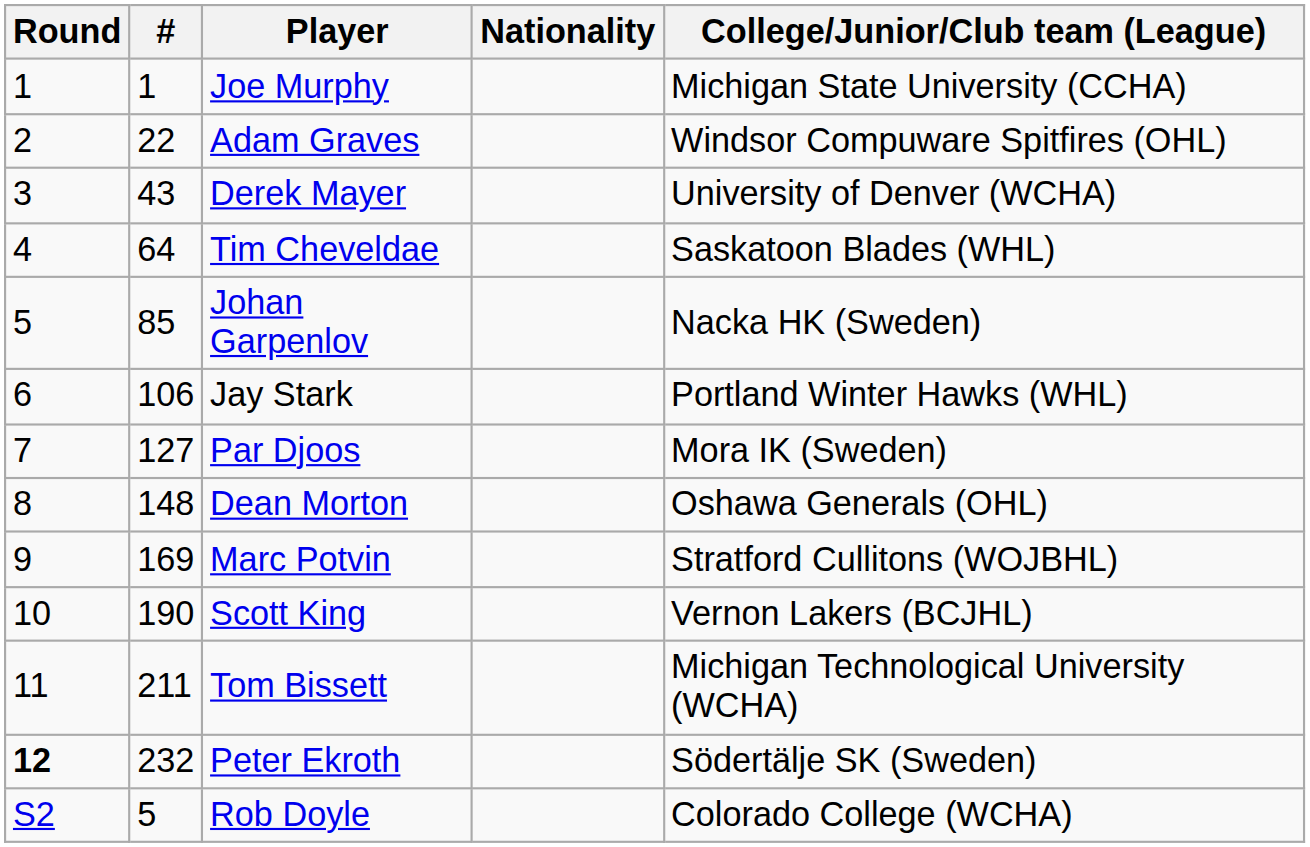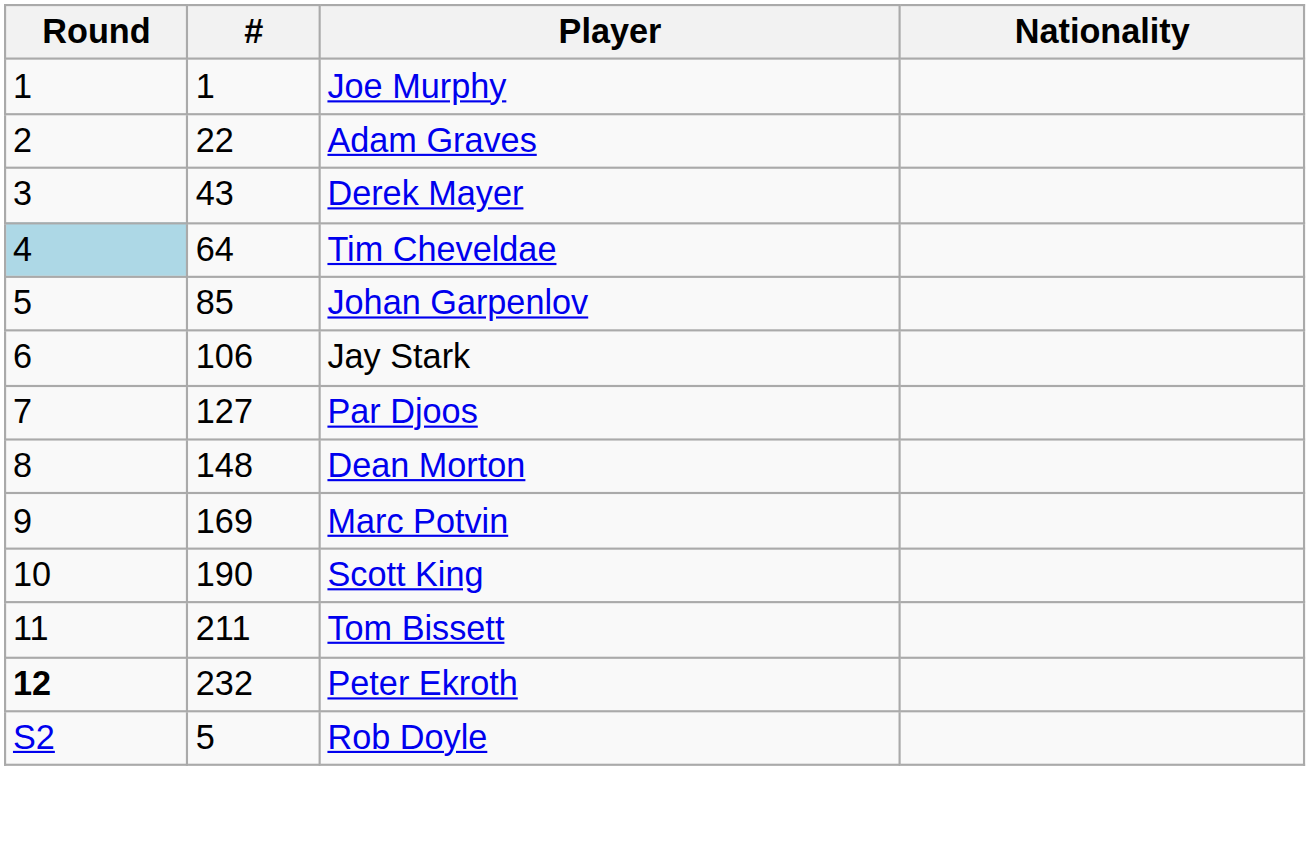- column: (984, 31)
(22, 248) no background -> (22, 248) lightblue background
